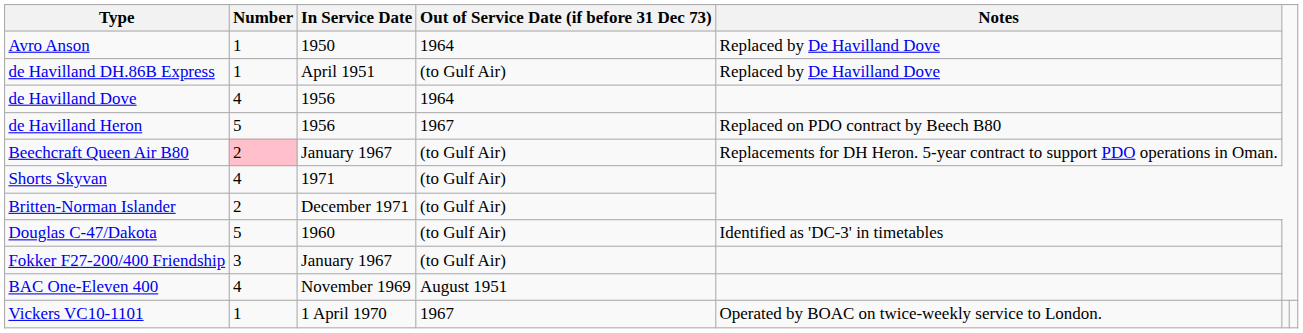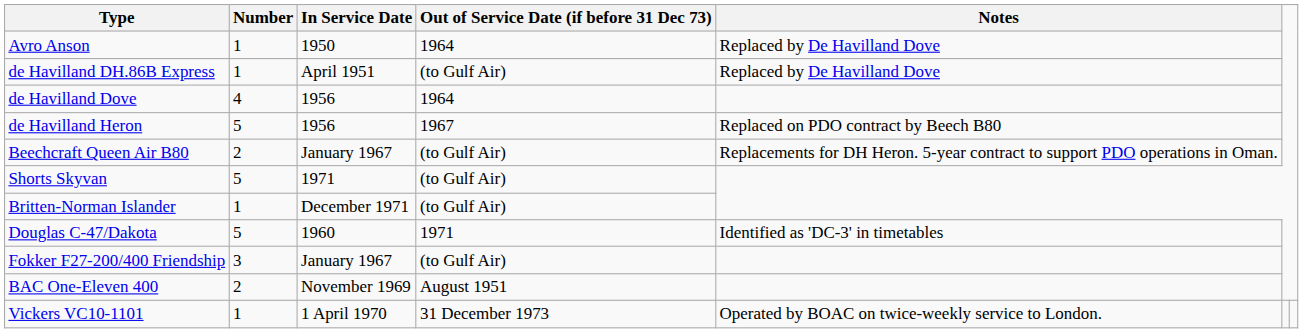(237, 152) pink background -> (237, 152) no background
(237, 179) 4 -> (237, 179) 5
(237, 206) 2 -> (237, 206) 1
(463, 233) (to Gulf Air) -> (437, 233) 1971
(237, 286) 4 -> (237, 286) 2
(437, 313) 1967 -> (485, 313) 31 December 1973
